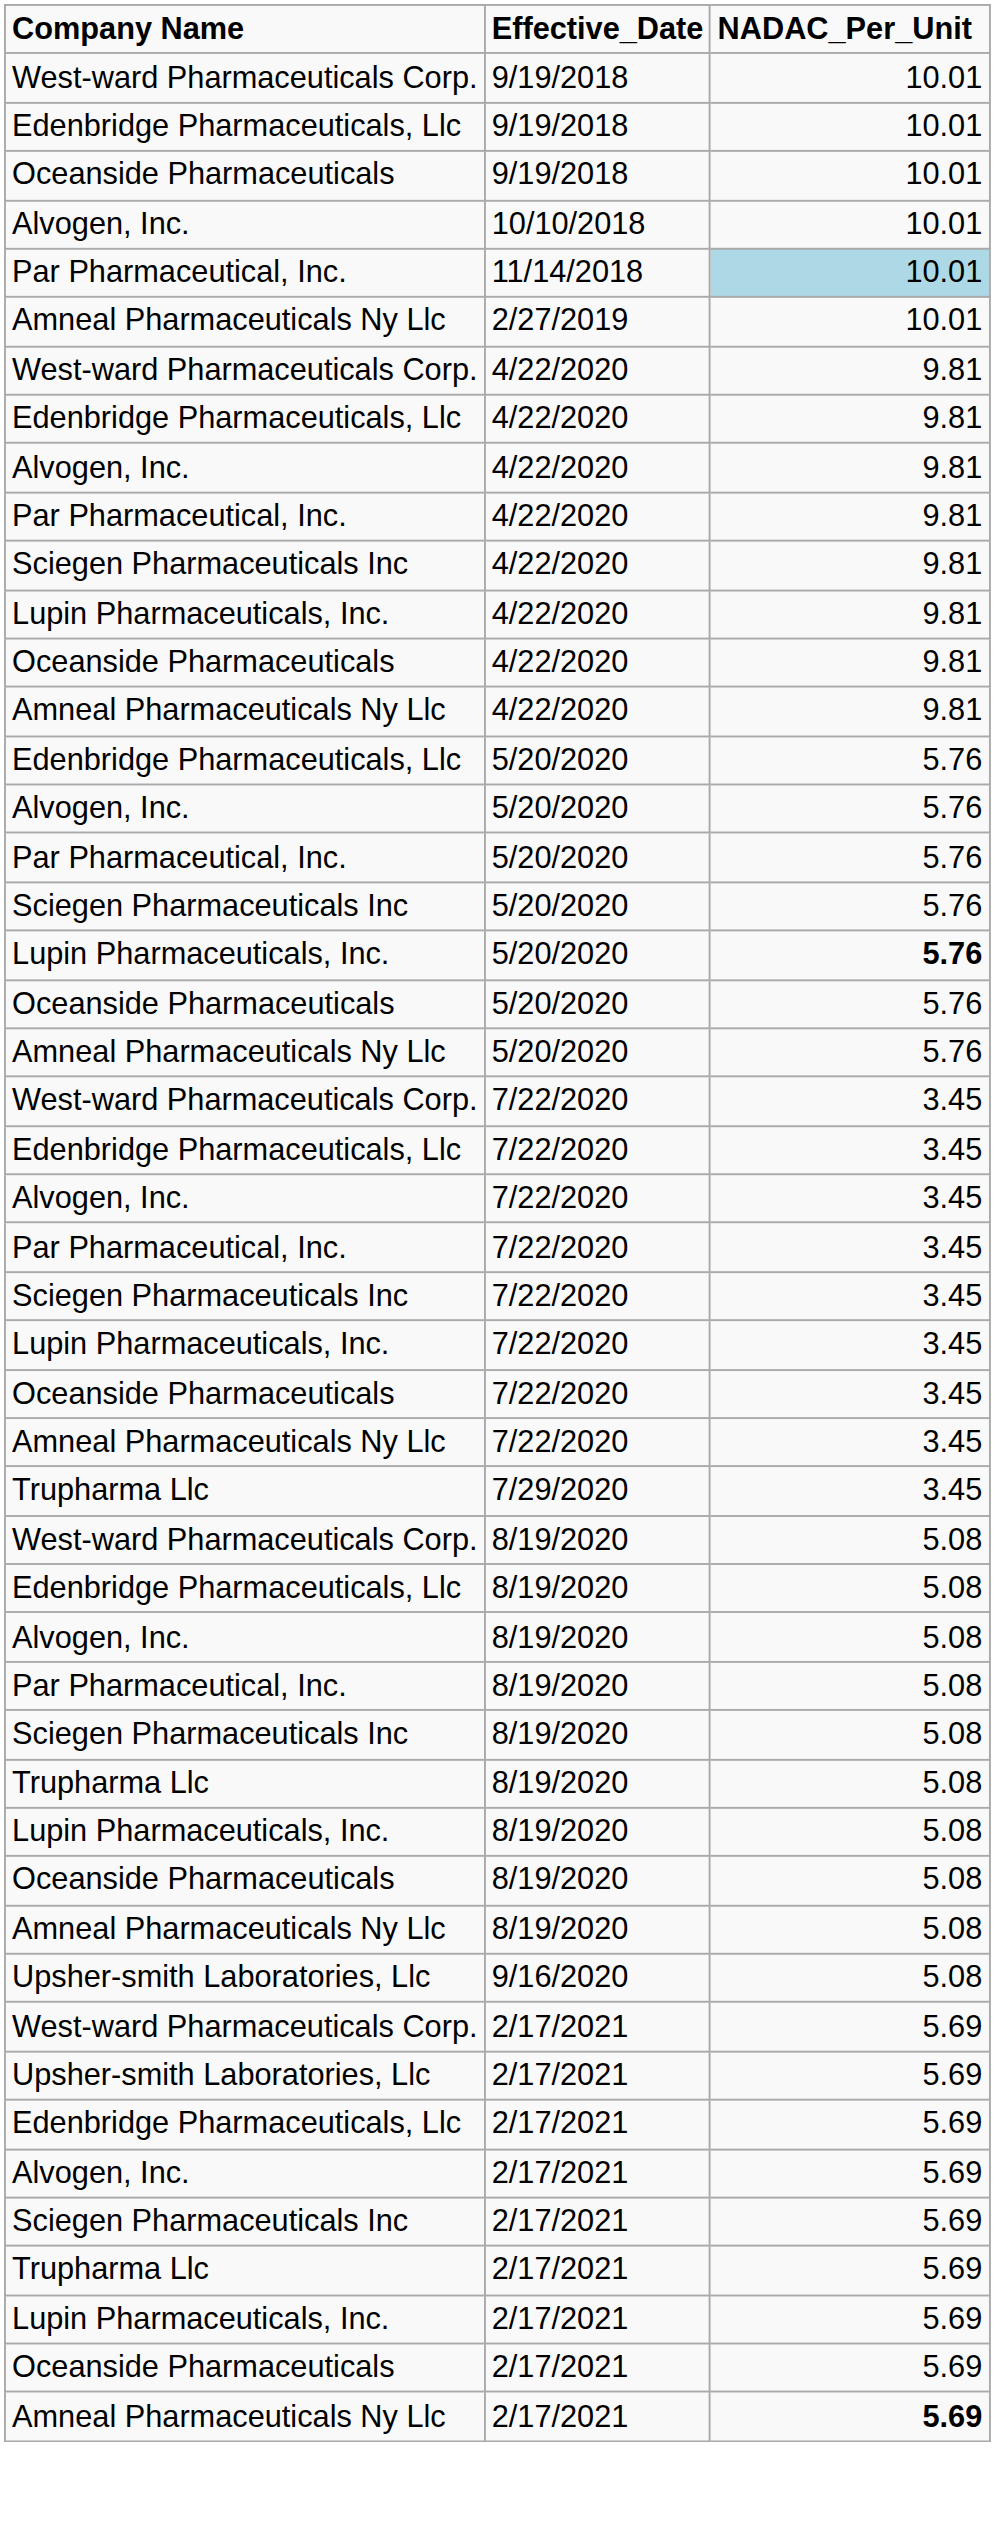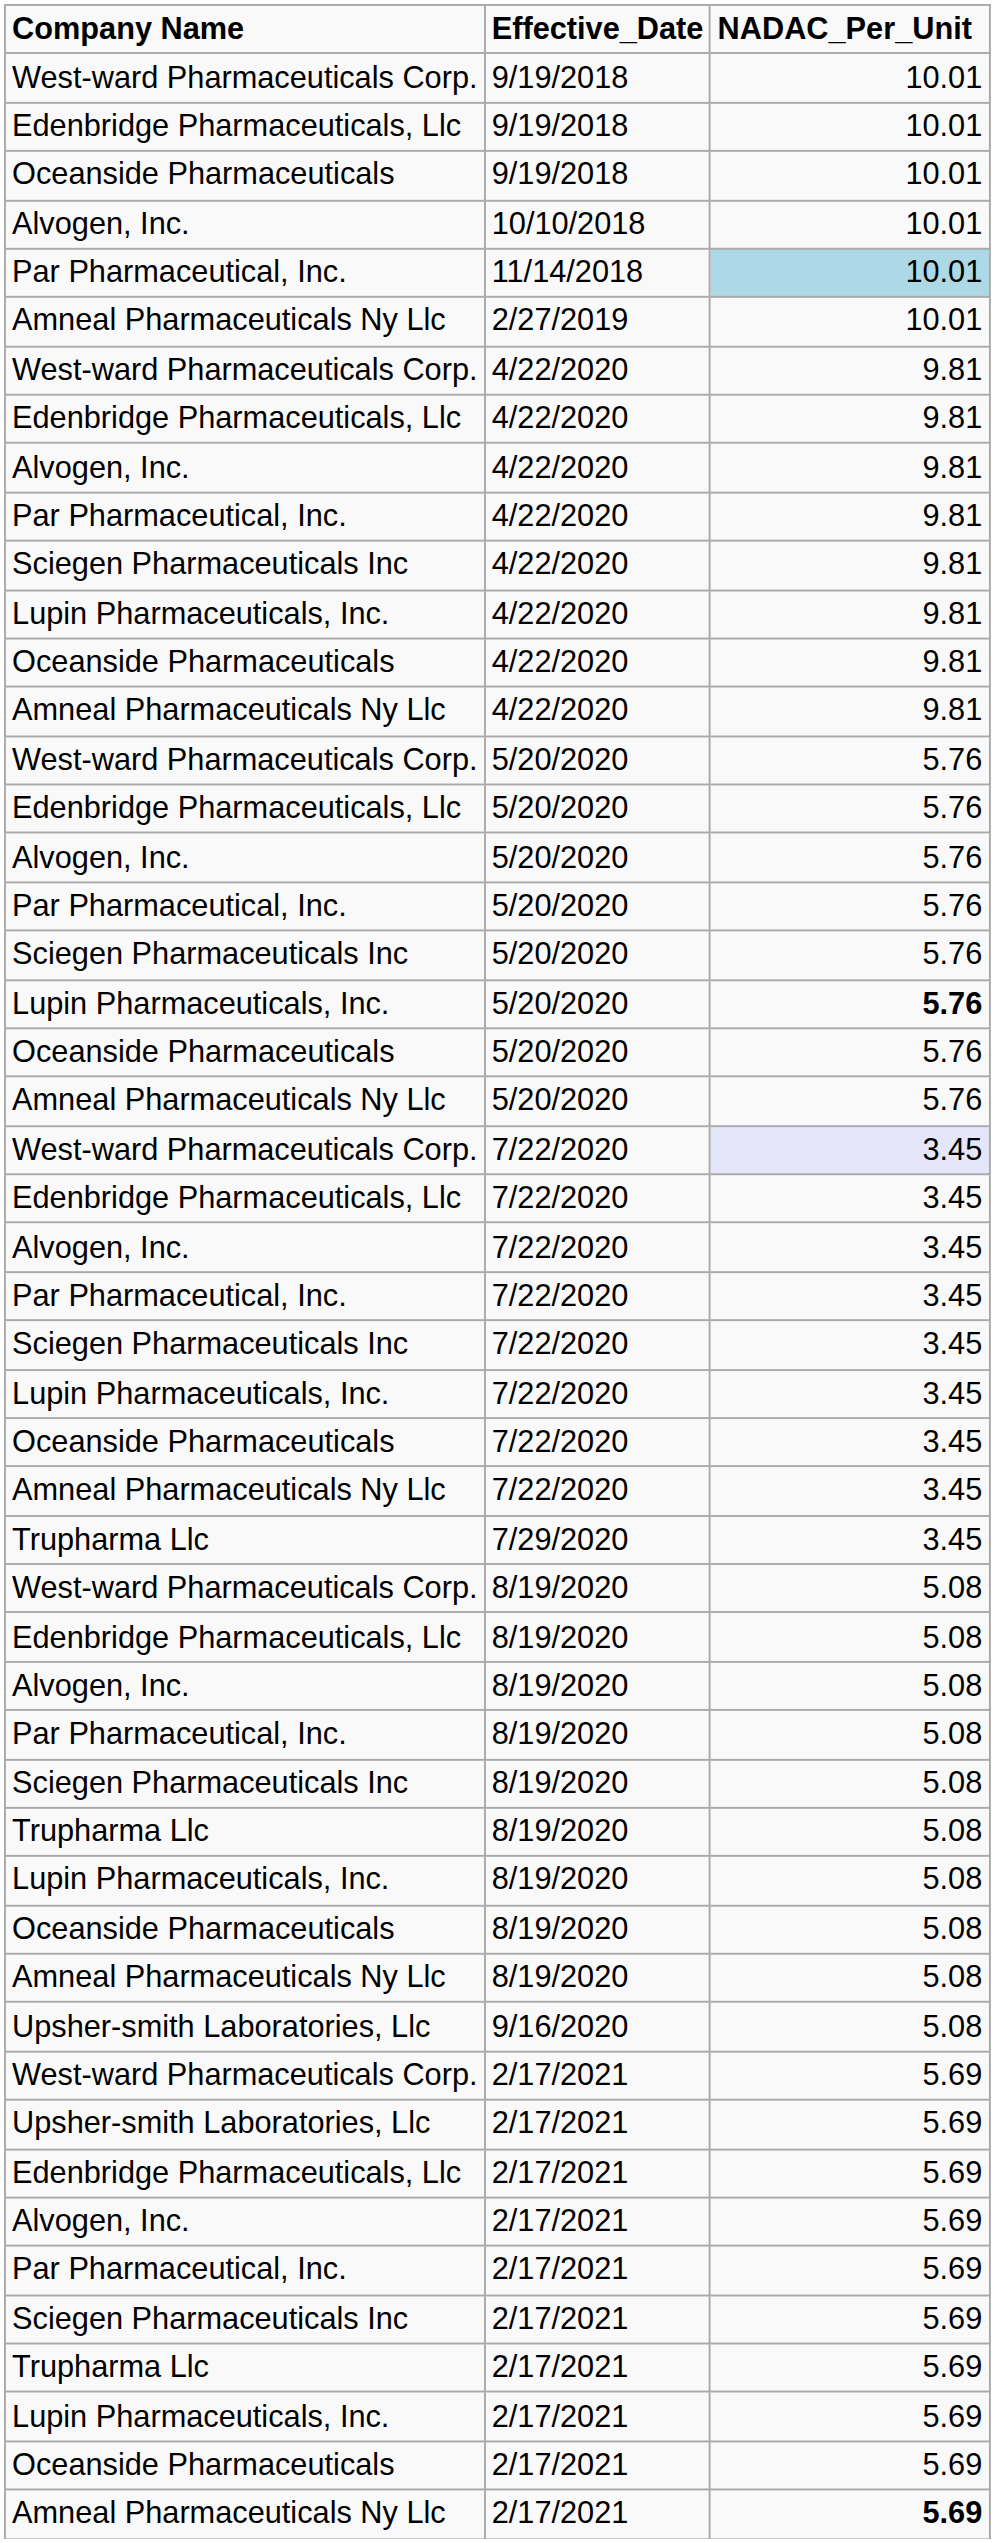+ row: (245, 759)
(850, 1100) no background -> (850, 1149) lavender background
+ row: (179, 2269)
